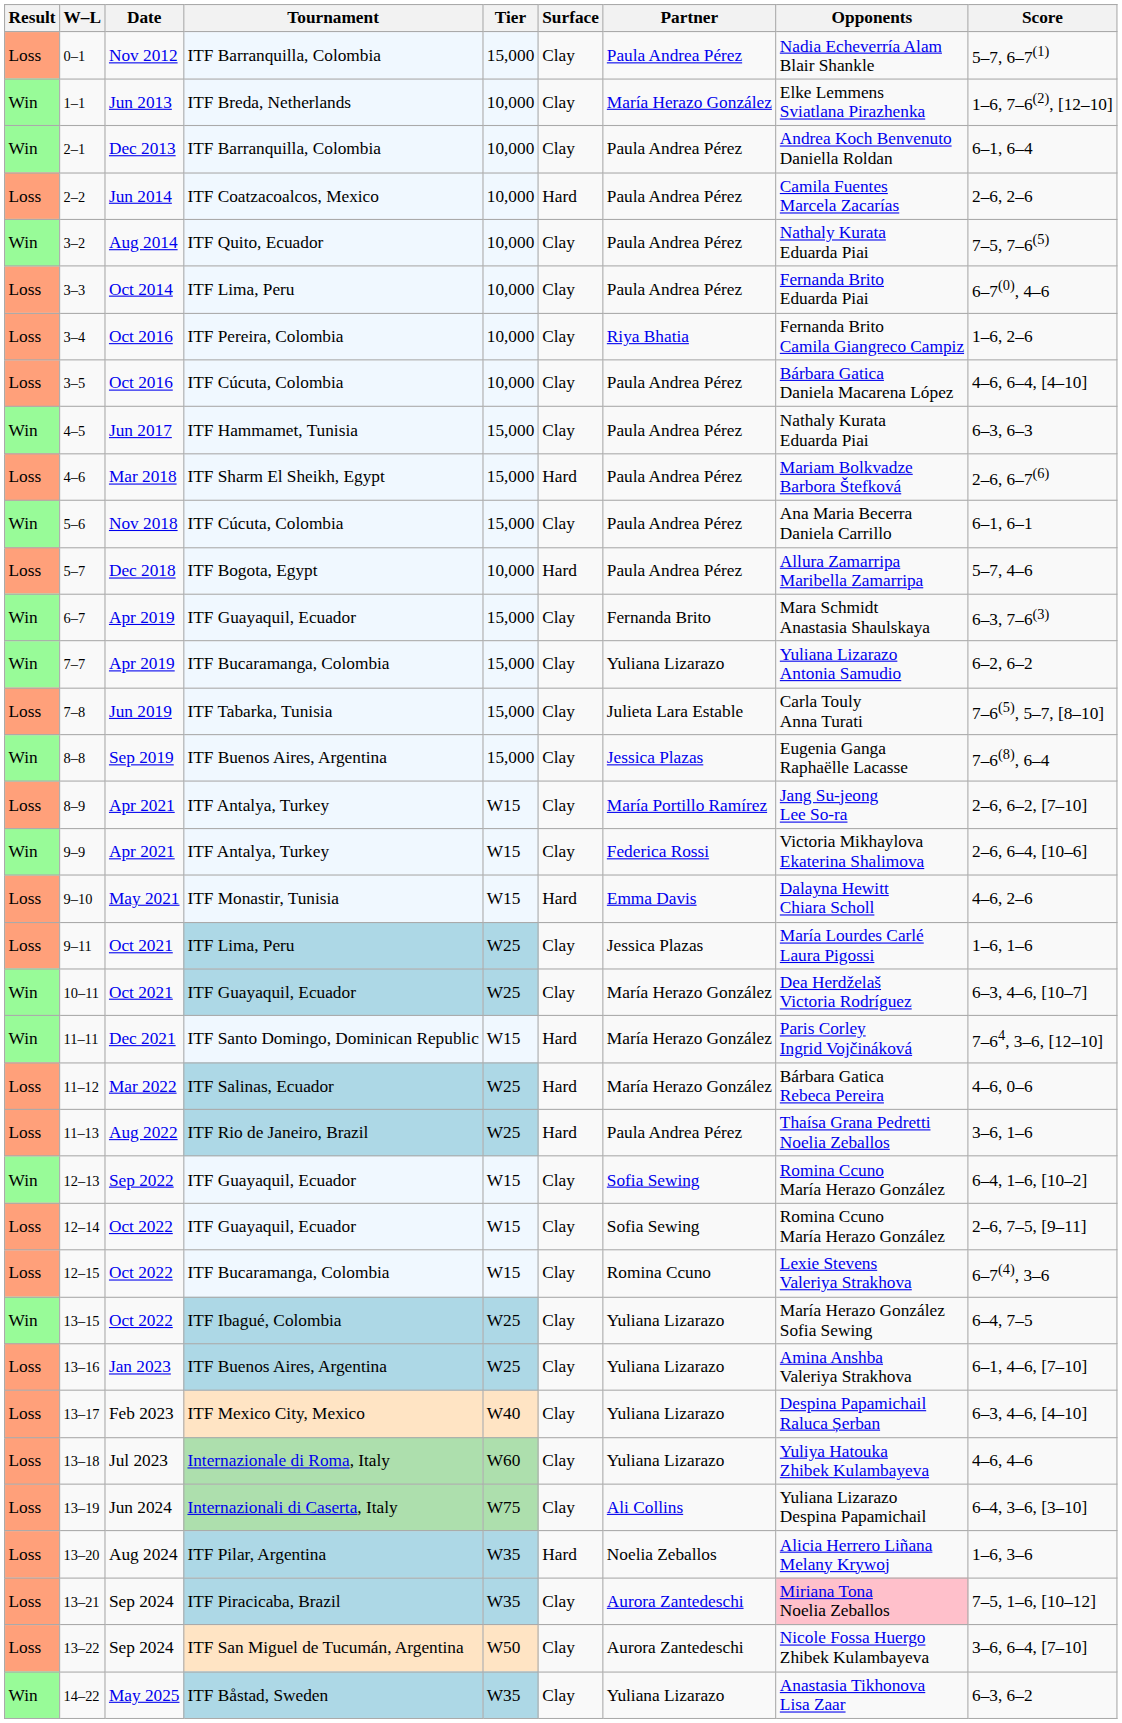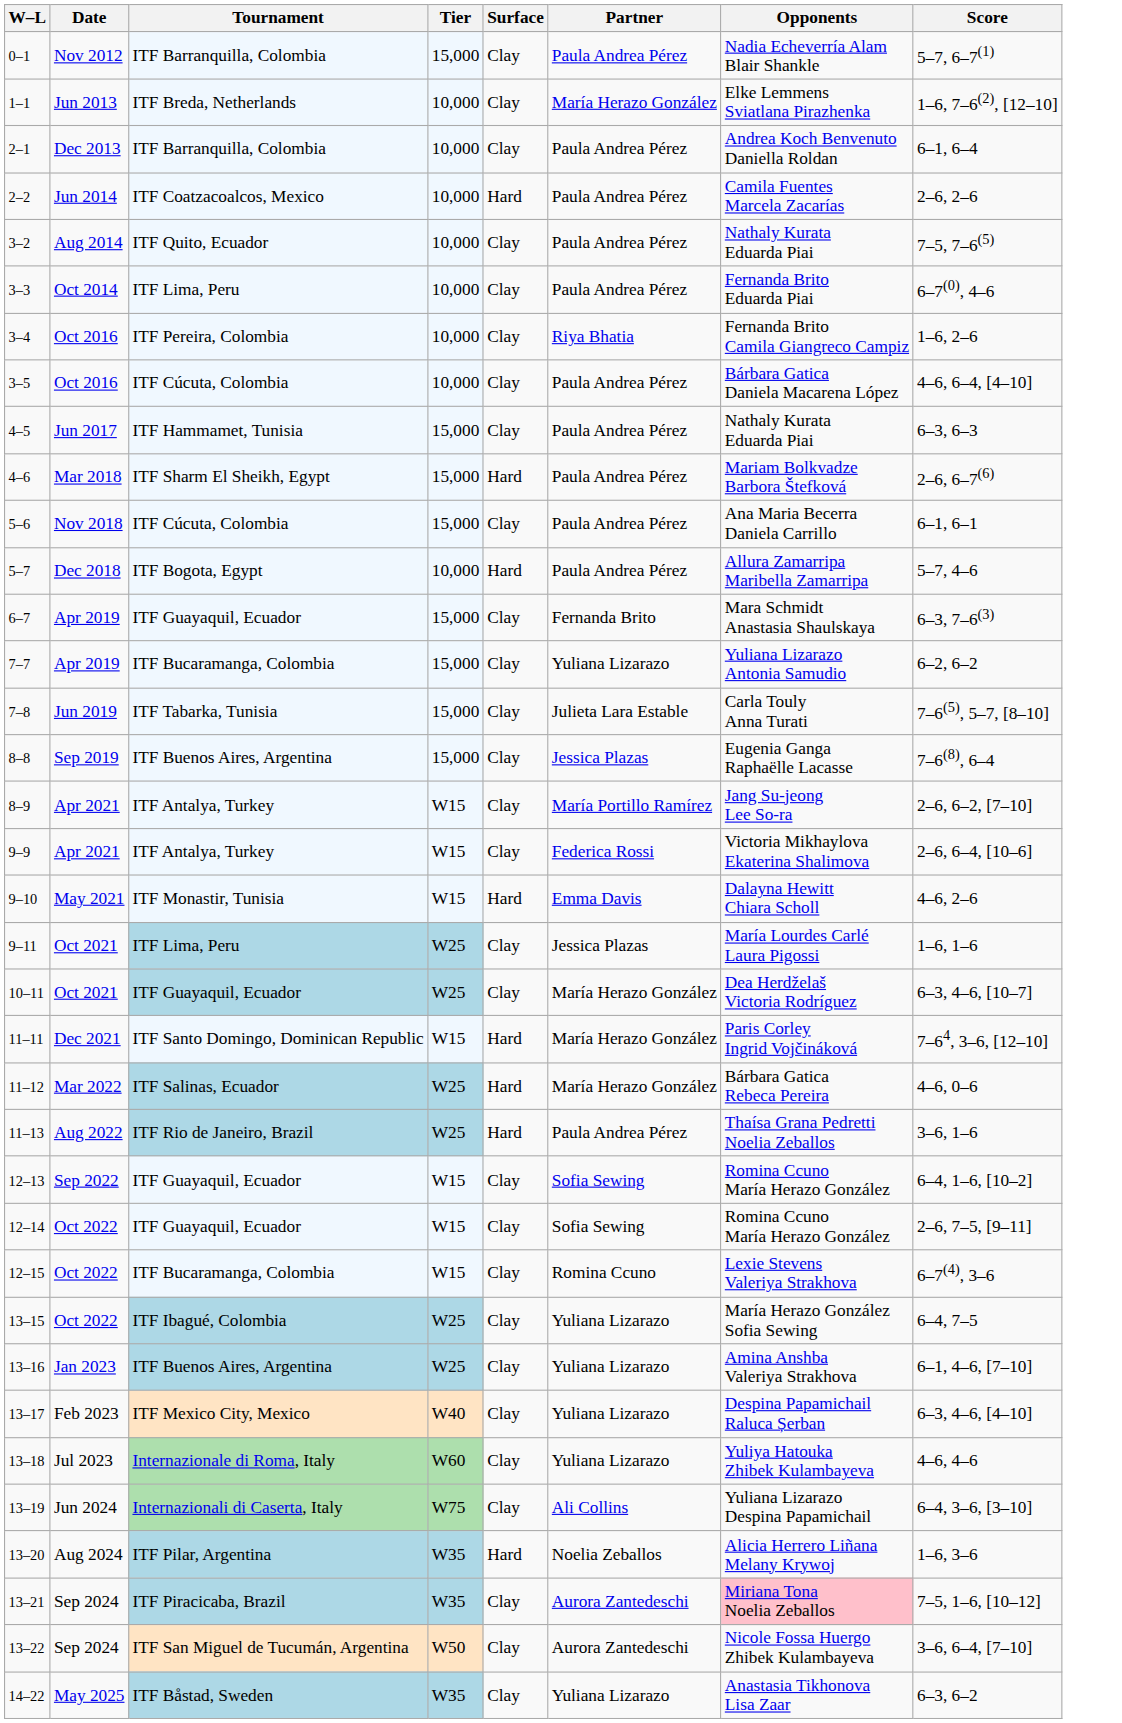- column: (32, 18)
